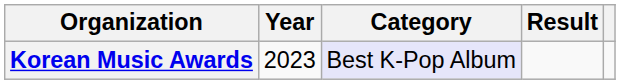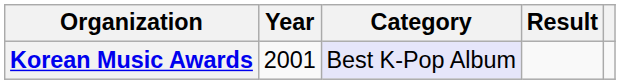(290, 60) 2023 -> (290, 60) 2001
